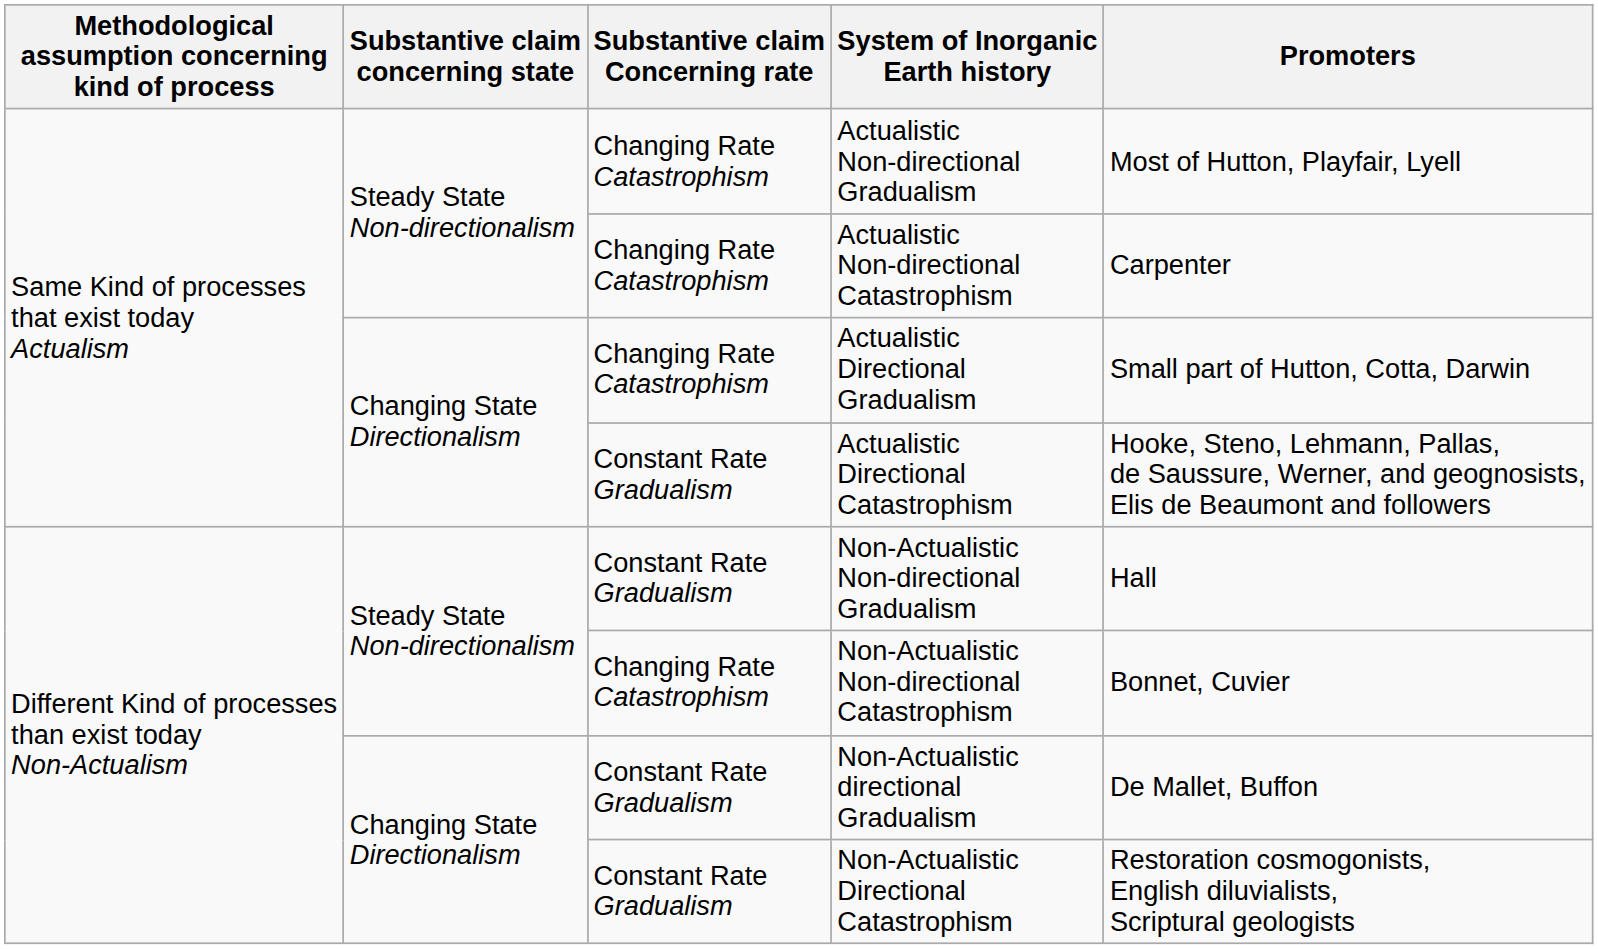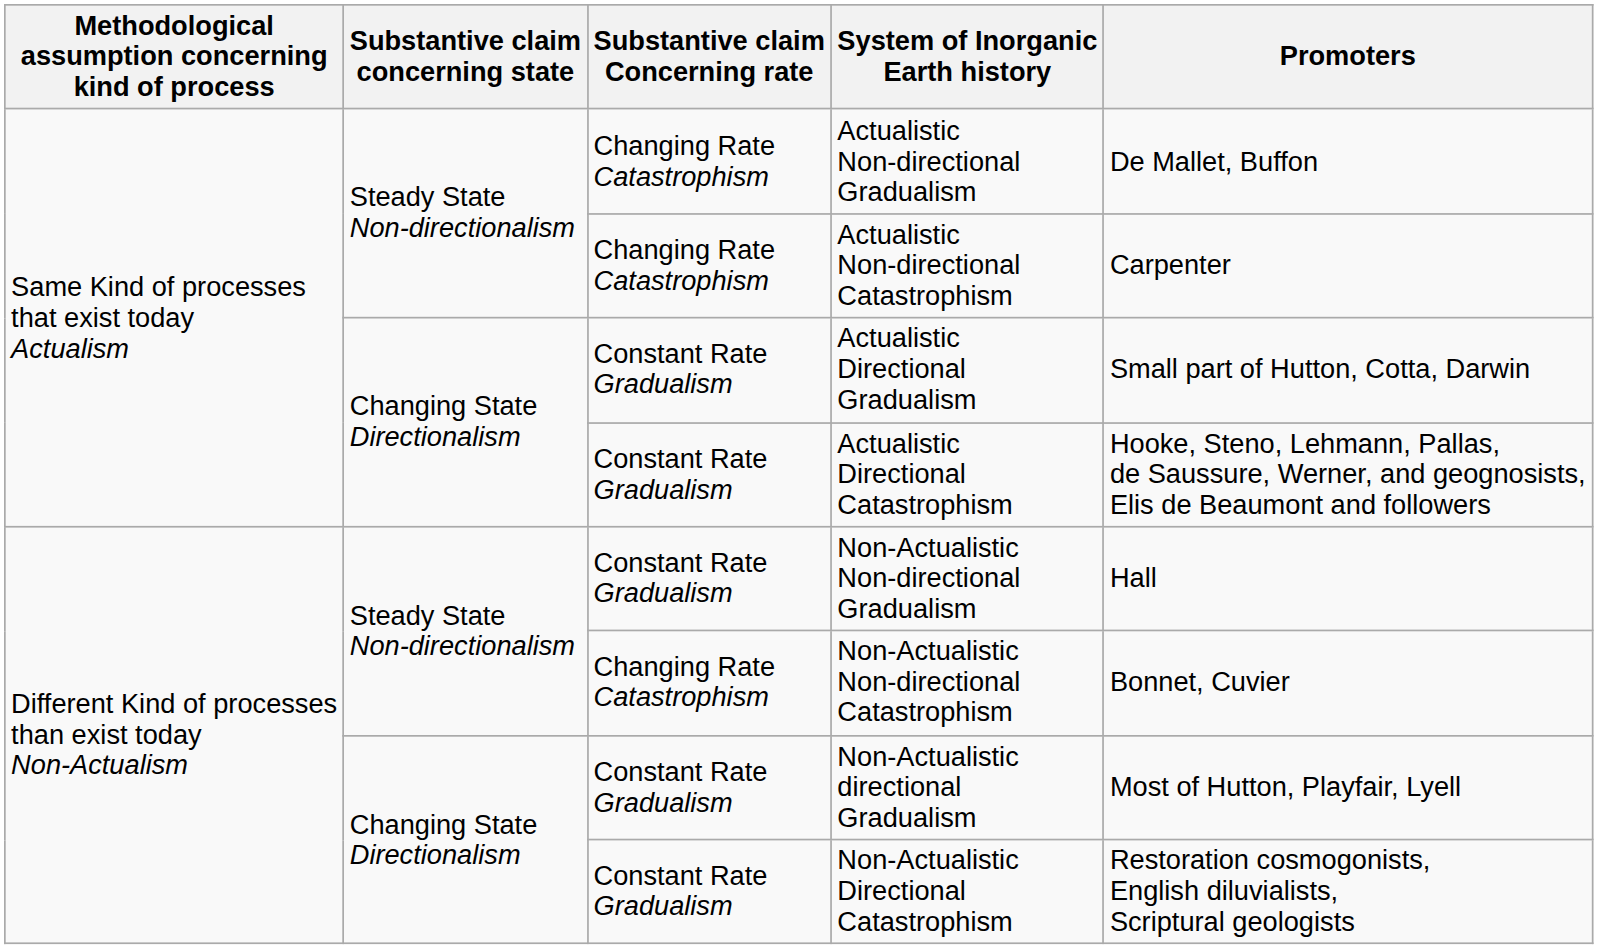(1285, 161) Most of Hutton, Playfair, Lyell -> (1214, 161) De Mallet, Buffon
(684, 369) Changing Rate Catastrophism -> (680, 369) Constant Rate Gradualism
(1214, 787) De Mallet, Buffon -> (1285, 787) Most of Hutton, Playfair, Lyell
